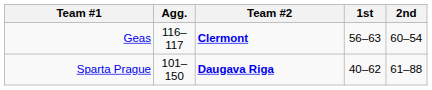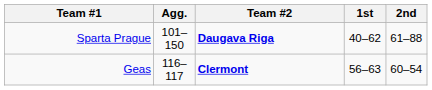rows swapped: (137, 38) <-> (114, 69)
